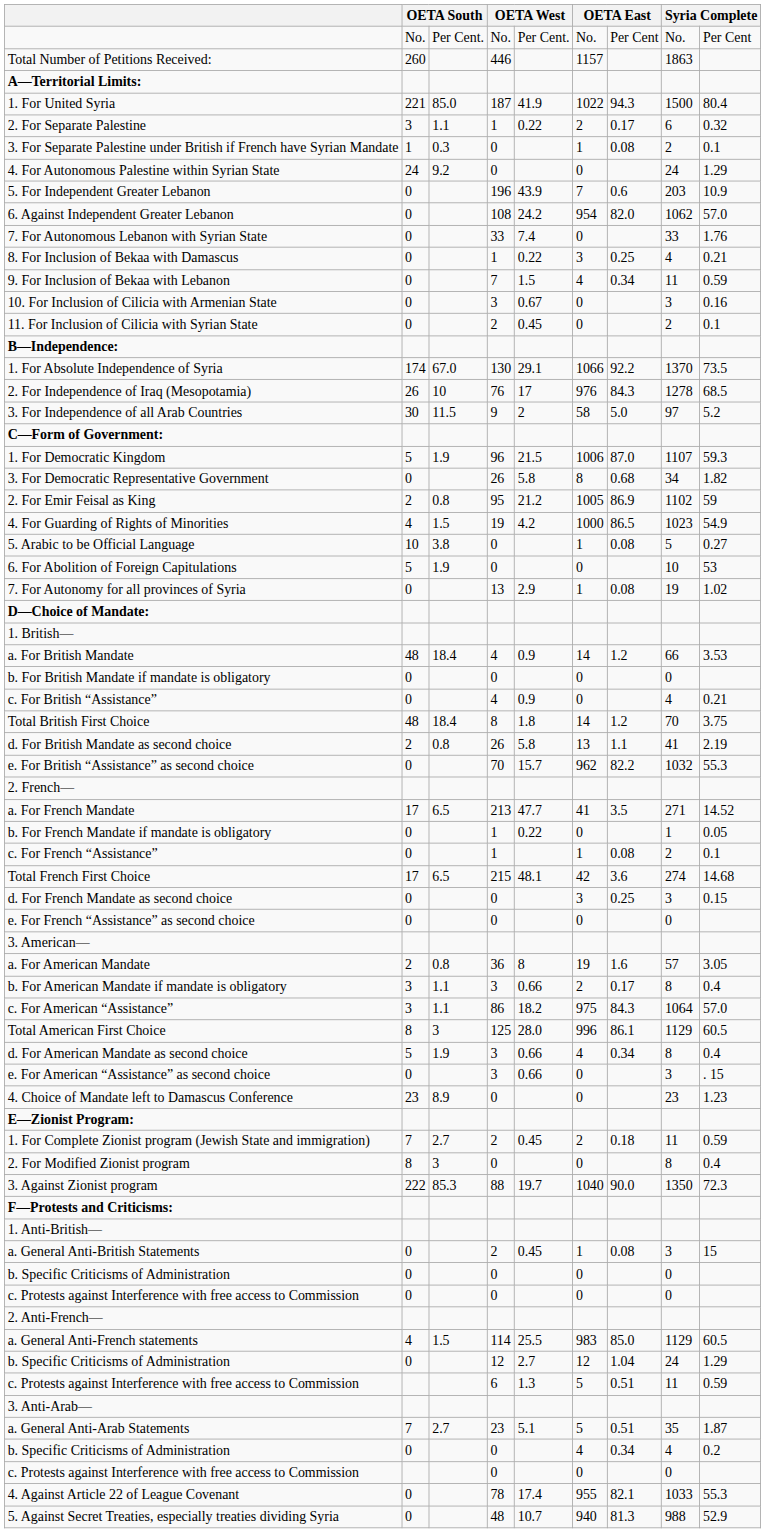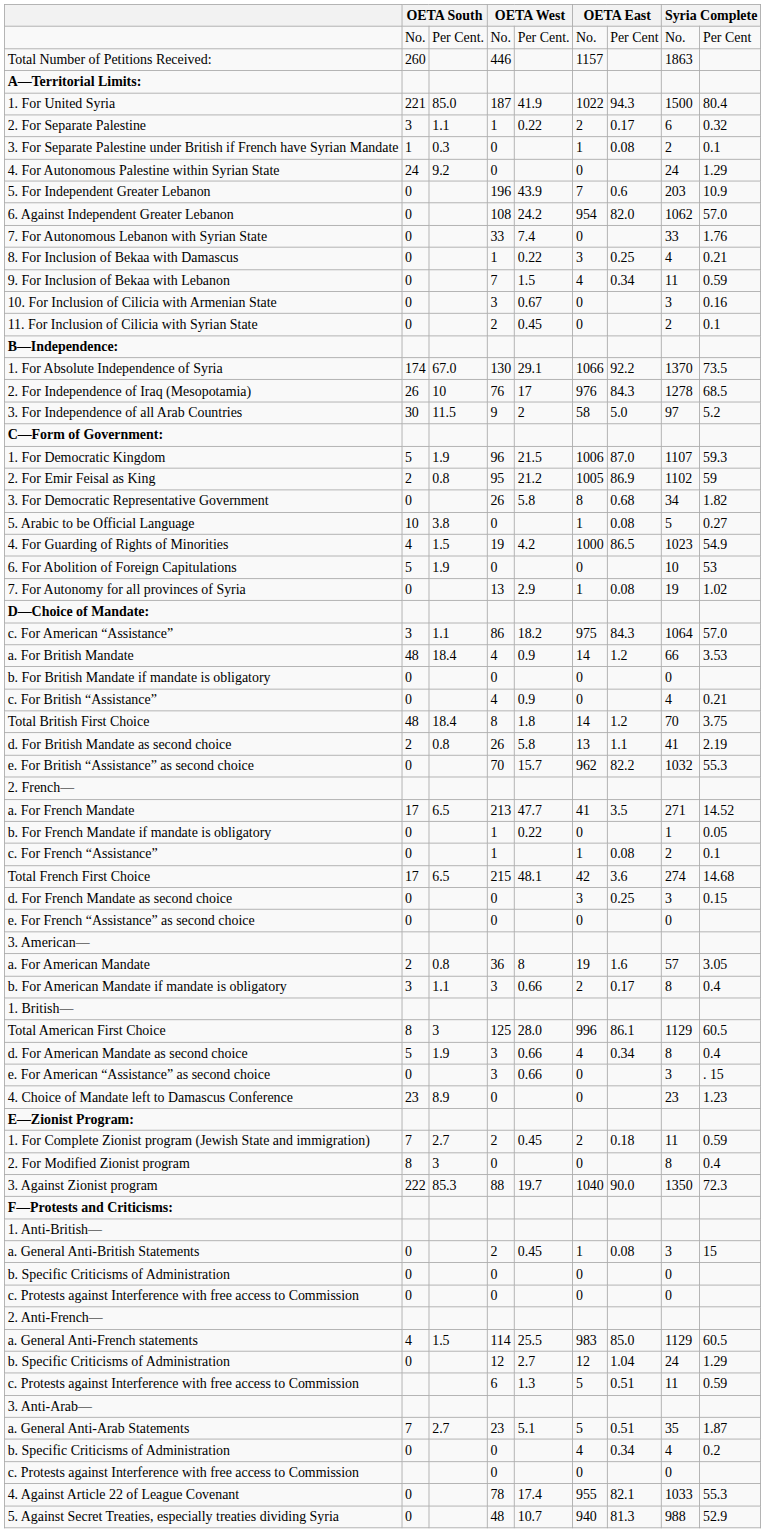rows swapped: (81, 501) <-> (138, 479)
rows swapped: (118, 523) <-> (101, 545)
rows swapped: (41, 633) <-> (90, 1008)
